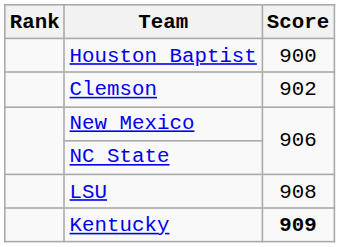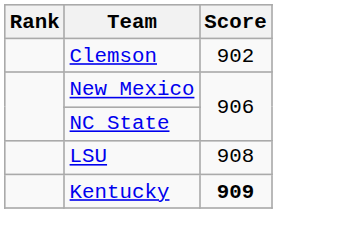- row: (163, 56)
